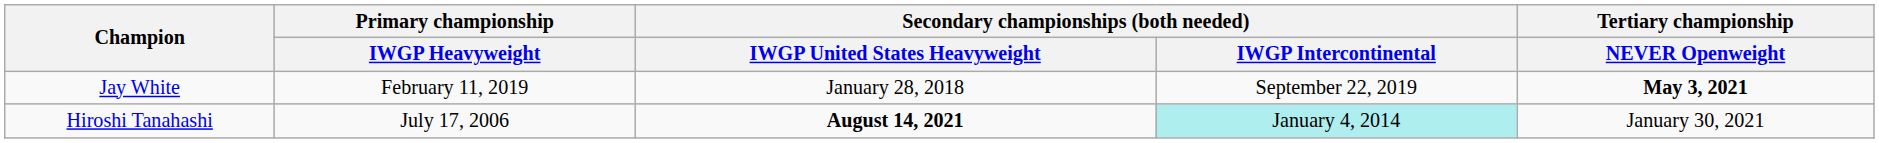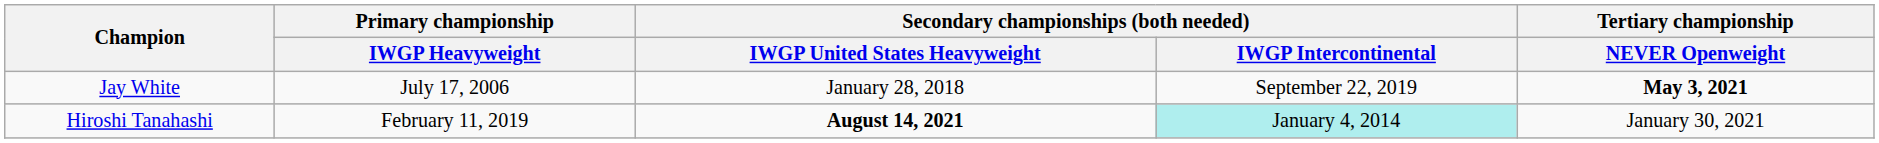(455, 87) February 11, 2019 -> (455, 87) July 17, 2006
(455, 120) July 17, 2006 -> (455, 120) February 11, 2019
